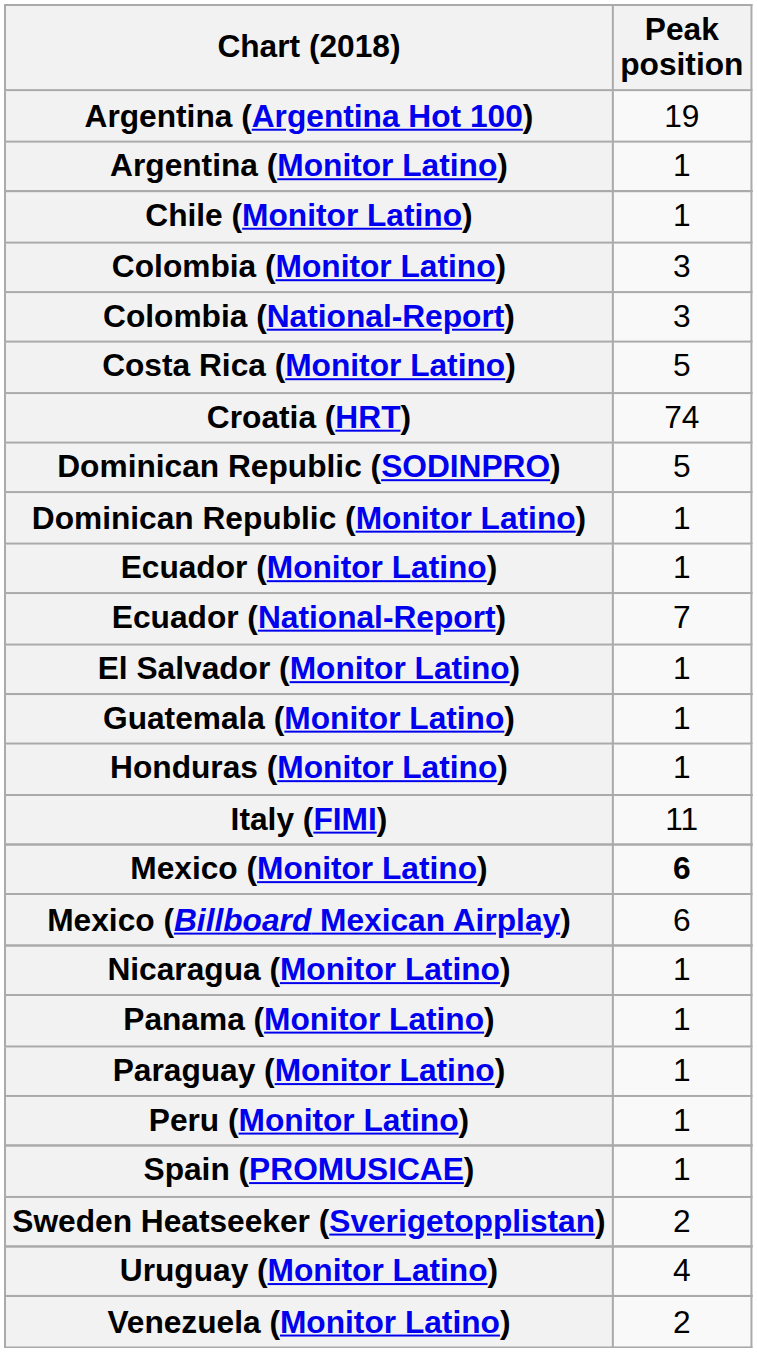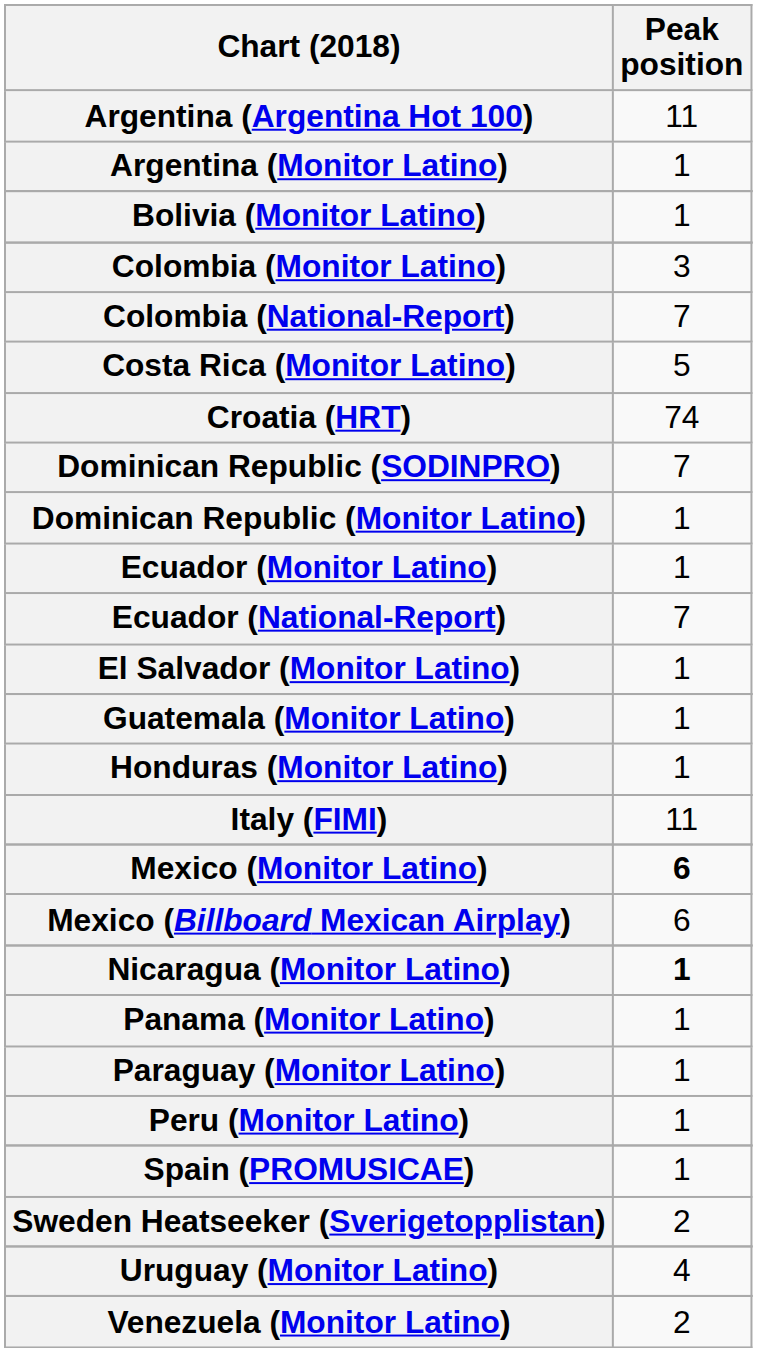(682, 115) 19 -> (682, 115) 11
+ row: (309, 215)
- row: (309, 215)
(682, 316) 3 -> (682, 316) 7
(682, 467) 5 -> (682, 467) 7
(682, 969) normal -> (682, 969) bold
